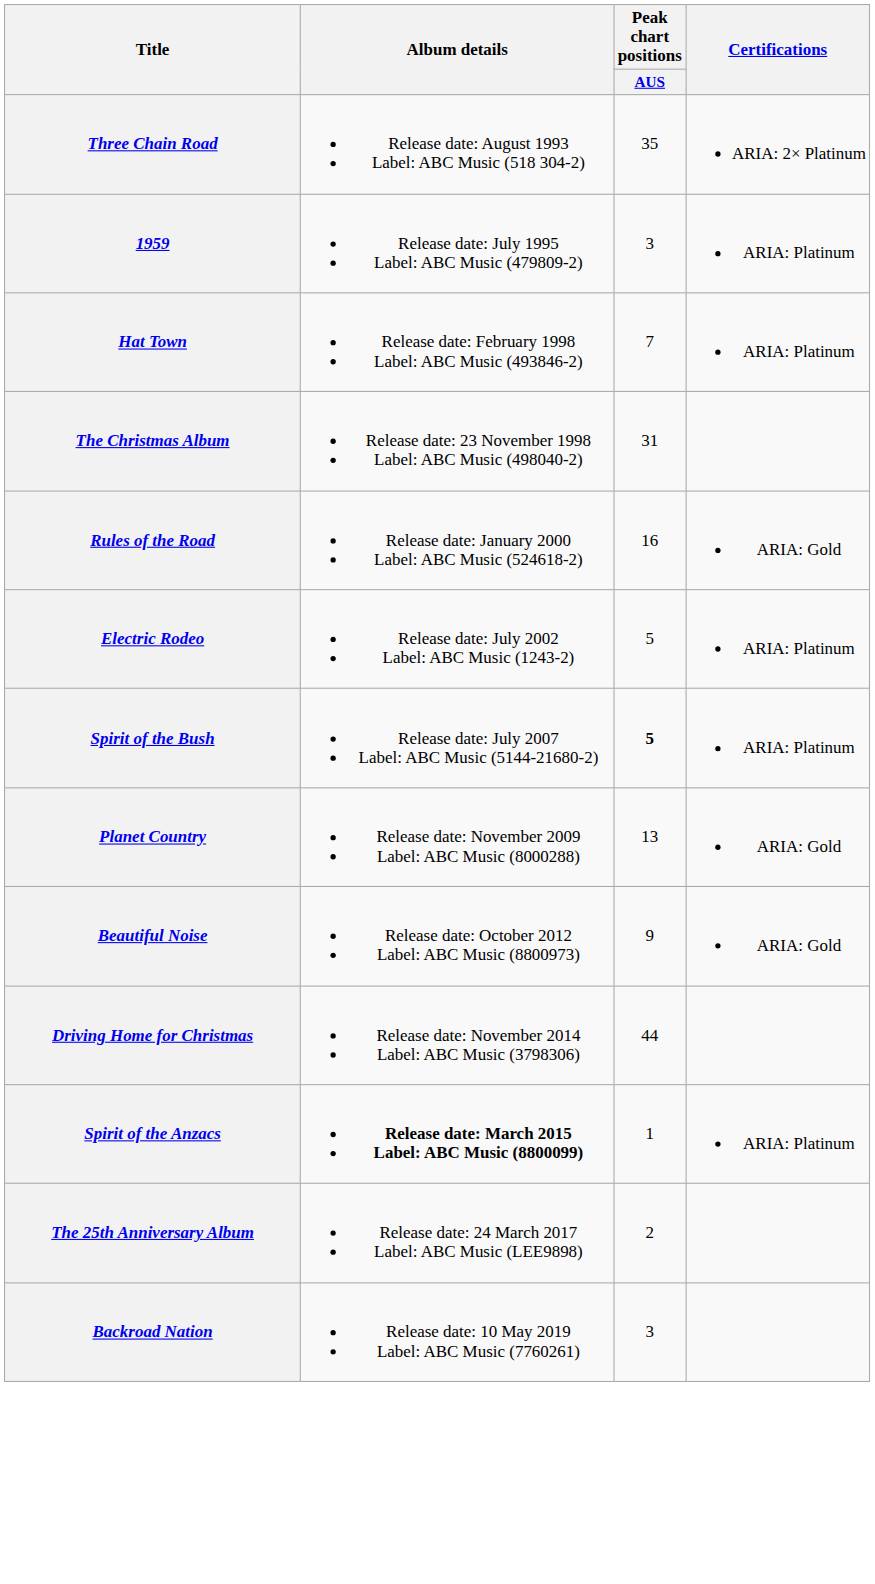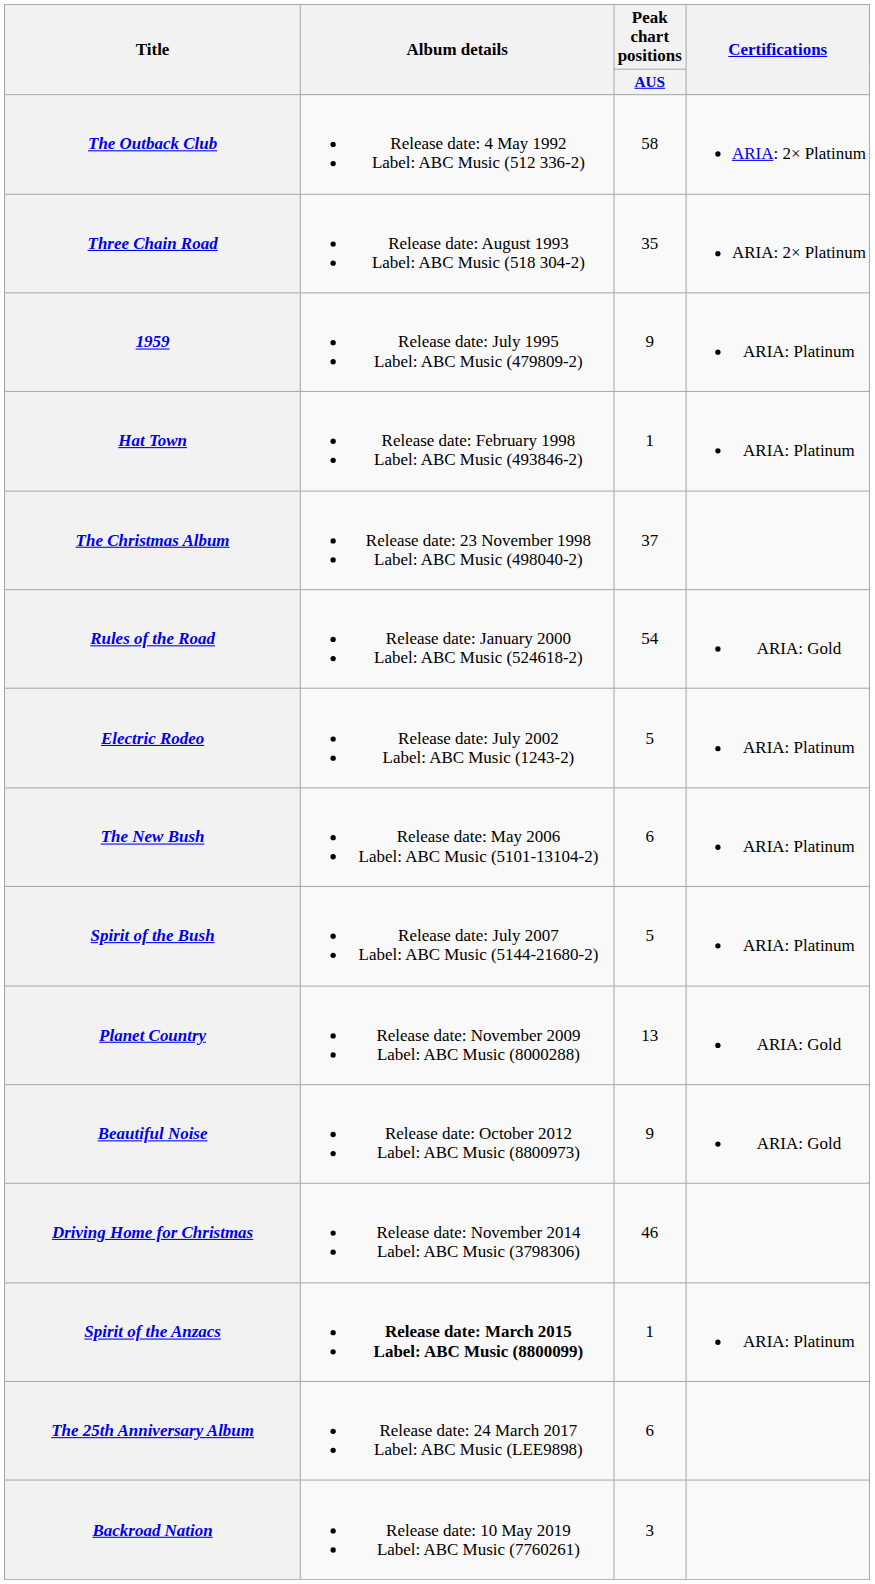+ row: (153, 144)
(650, 243) 3 -> (650, 342) 9
(650, 342) 7 -> (650, 441) 1
(650, 441) 31 -> (650, 540) 37
(650, 540) 16 -> (650, 639) 54
+ row: (153, 837)
(650, 738) bold -> (650, 936) normal
(650, 1035) 44 -> (650, 1232) 46
(650, 1232) 2 -> (650, 1430) 6
